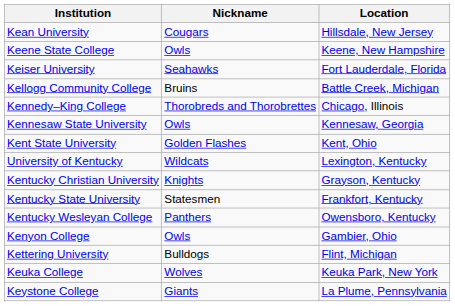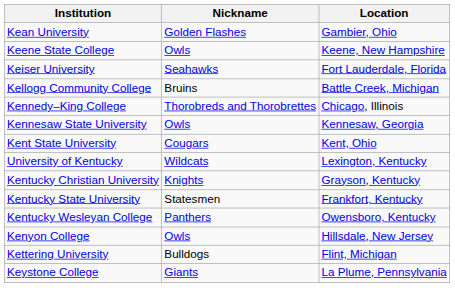(186, 32) Cougars -> (205, 32) Golden Flashes
(377, 32) Hillsdale, New Jersey -> (359, 32) Gambier, Ohio
(205, 143) Golden Flashes -> (186, 143) Cougars
(359, 236) Gambier, Ohio -> (377, 236) Hillsdale, New Jersey
- row: (45, 273)
